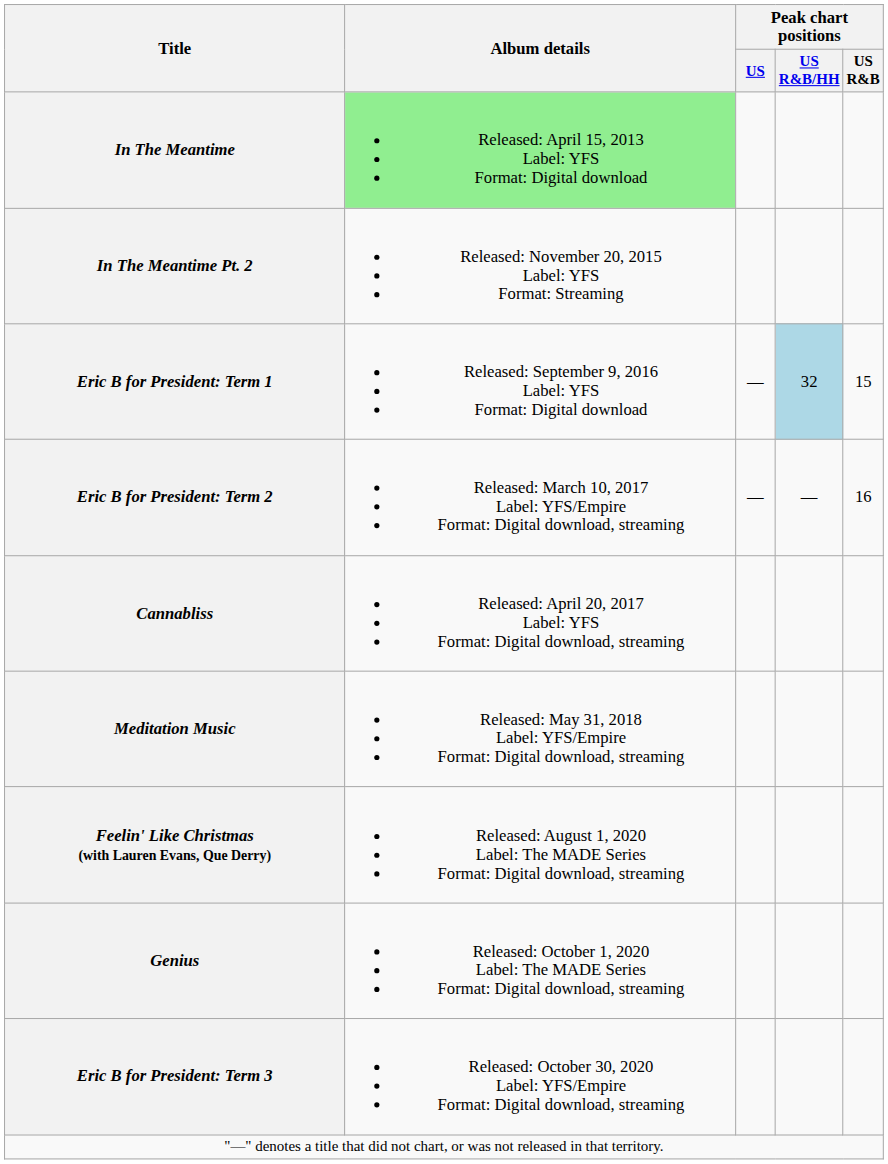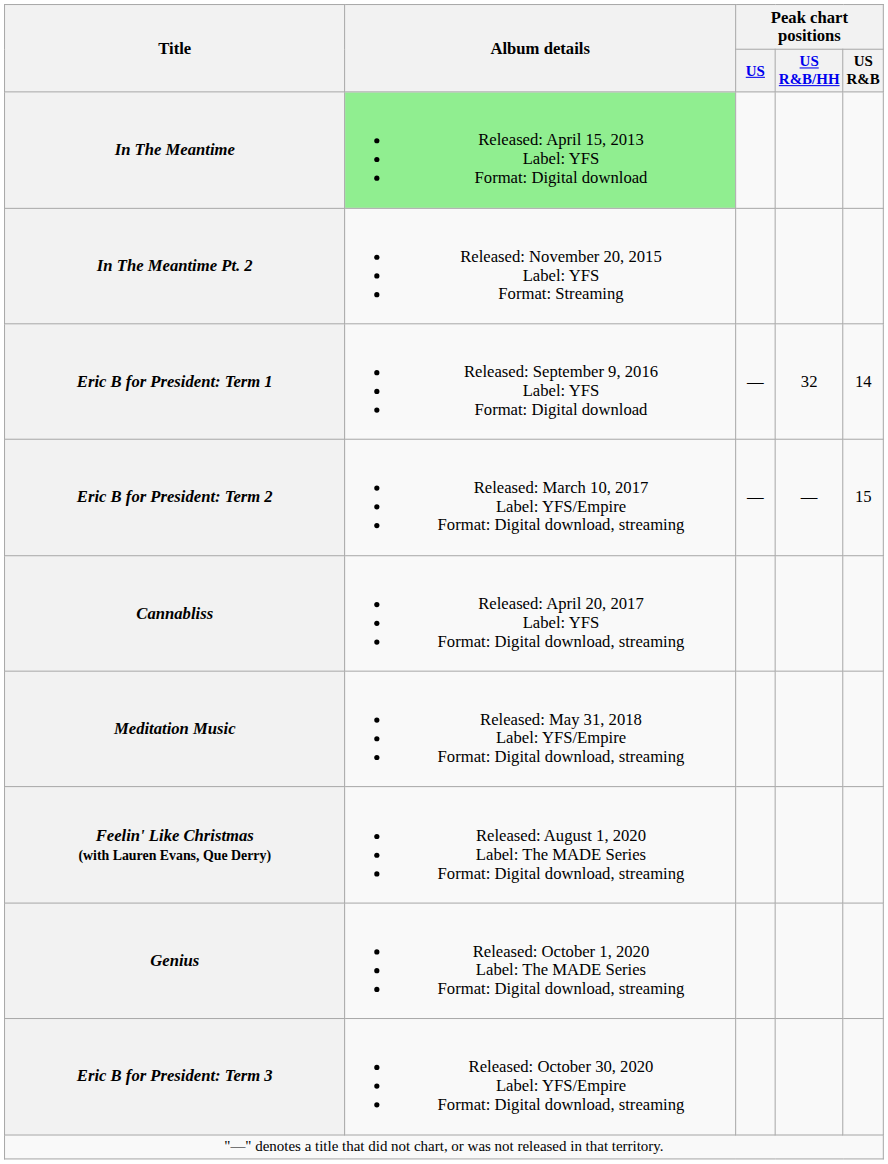(809, 381) lightblue background -> (809, 381) no background
(863, 381) 15 -> (863, 381) 14
(863, 497) 16 -> (863, 497) 15
